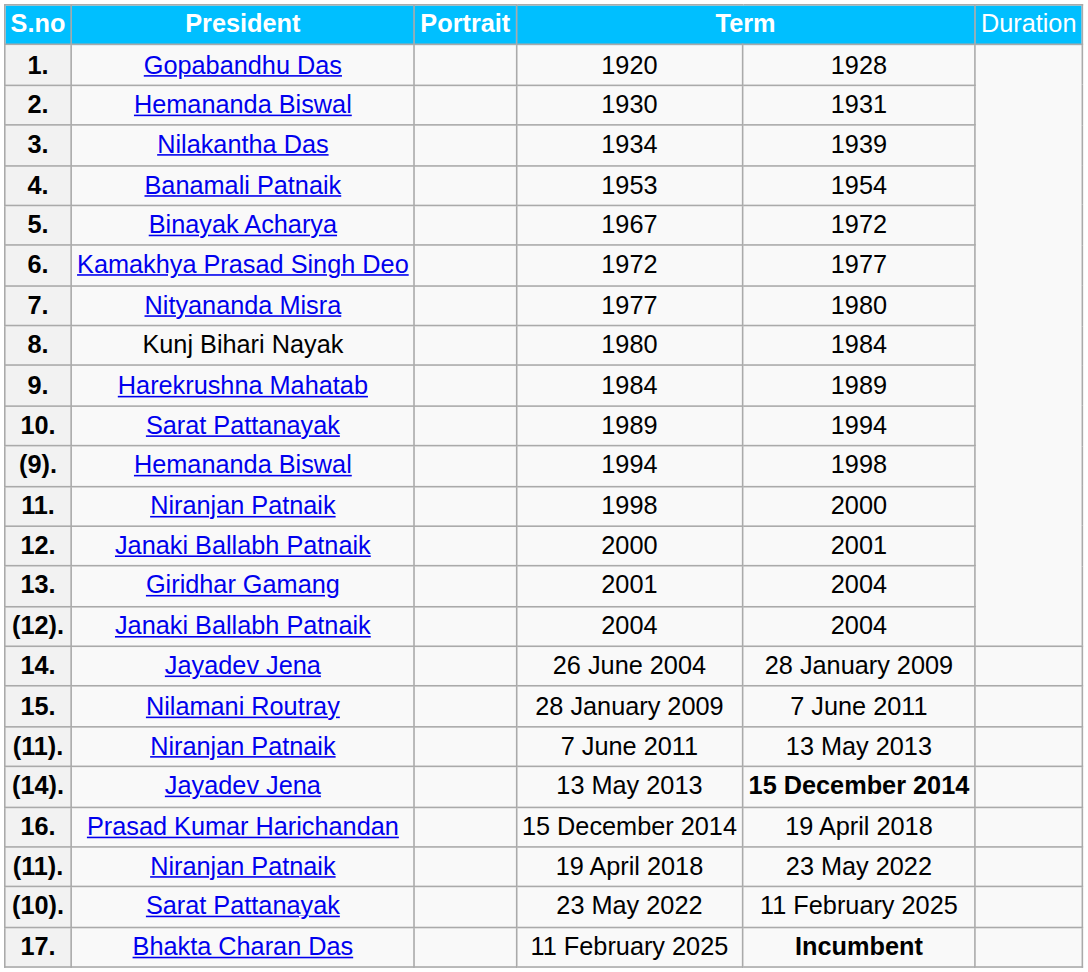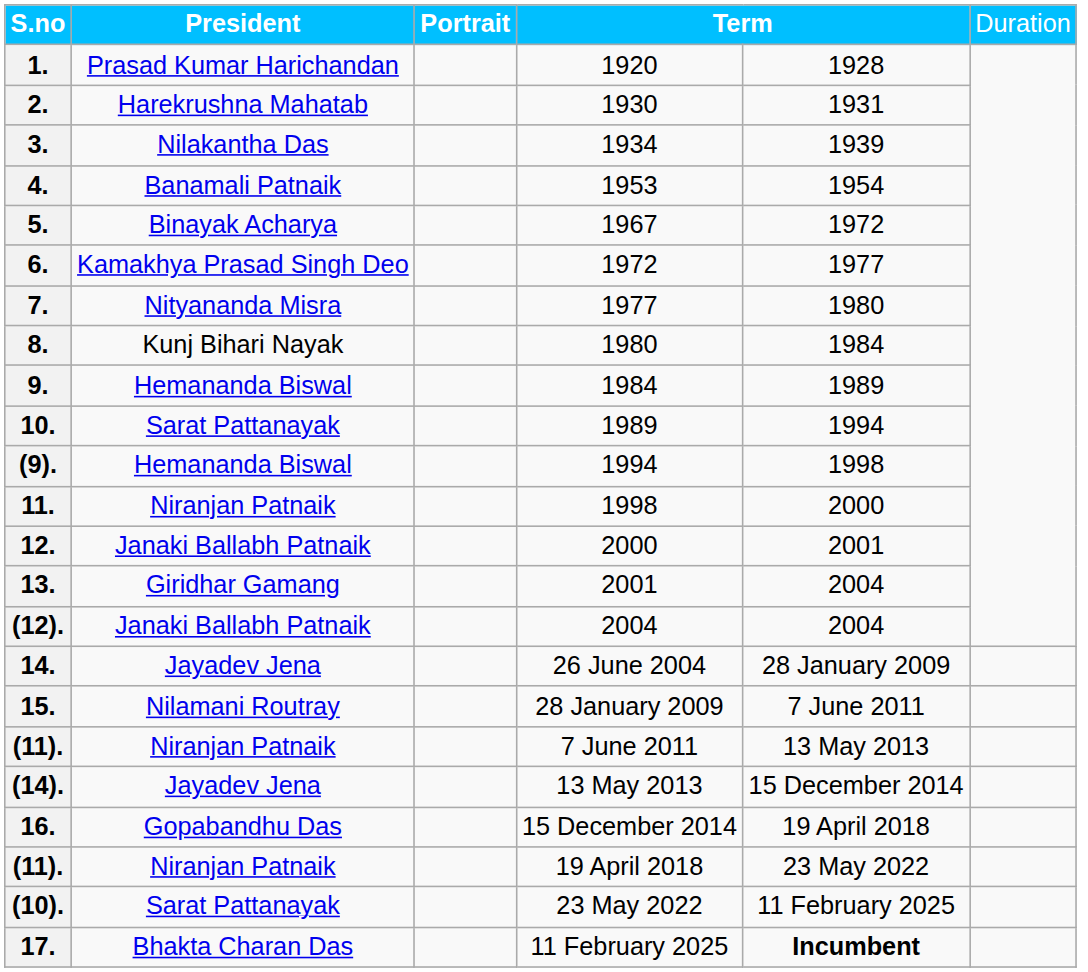(243, 64) Gopabandhu Das -> (243, 64) Prasad Kumar Harichandan
(243, 104) Hemananda Biswal -> (243, 104) Harekrushna Mahatab
(243, 385) Harekrushna Mahatab -> (243, 385) Hemananda Biswal
(859, 786) bold -> (856, 786) normal
(243, 826) Prasad Kumar Harichandan -> (243, 826) Gopabandhu Das
